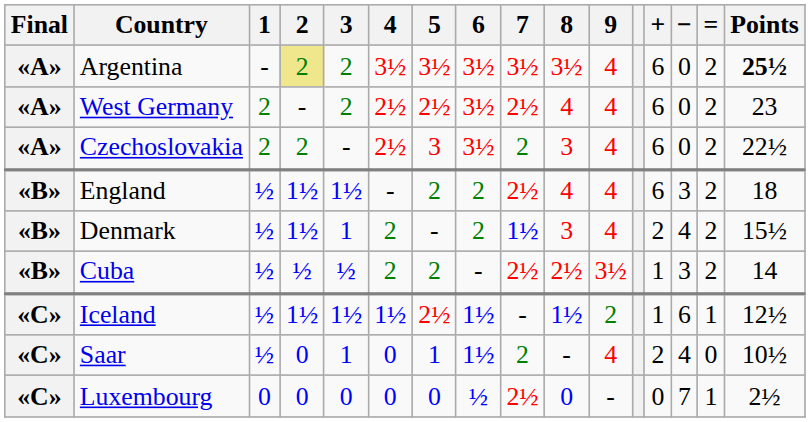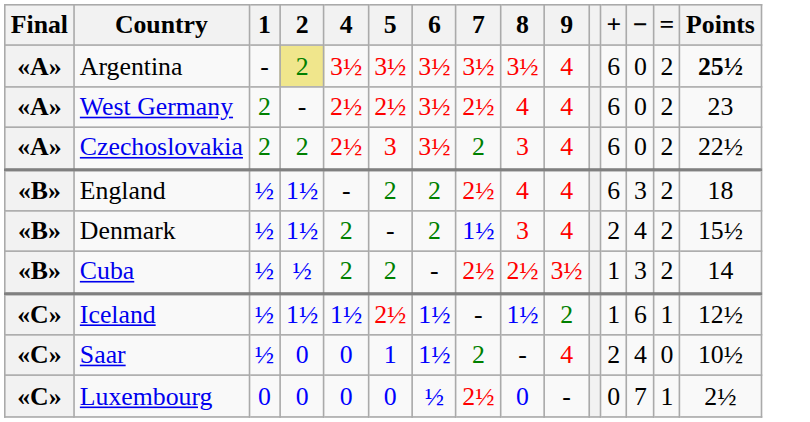- column: (346, 24)
